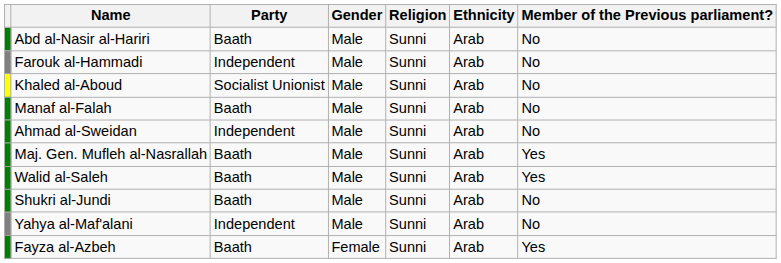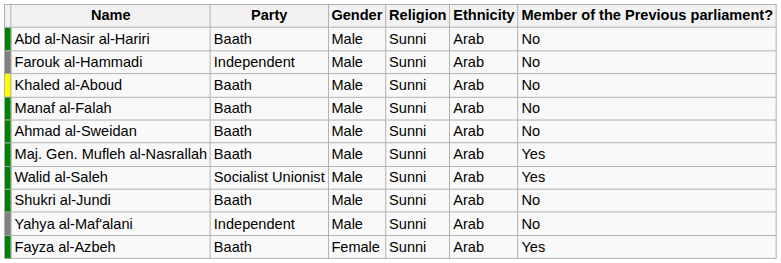(269, 85) Socialist Unionist -> (233, 85) Baath
(254, 131) Independent -> (233, 131) Baath
(233, 177) Baath -> (269, 177) Socialist Unionist
